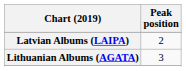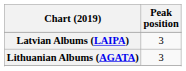(161, 40) 2 -> (161, 40) 3
